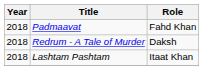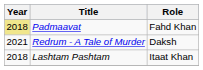(17, 27) no background -> (17, 27) khaki background
(17, 42) 2018 -> (17, 42) 2021
